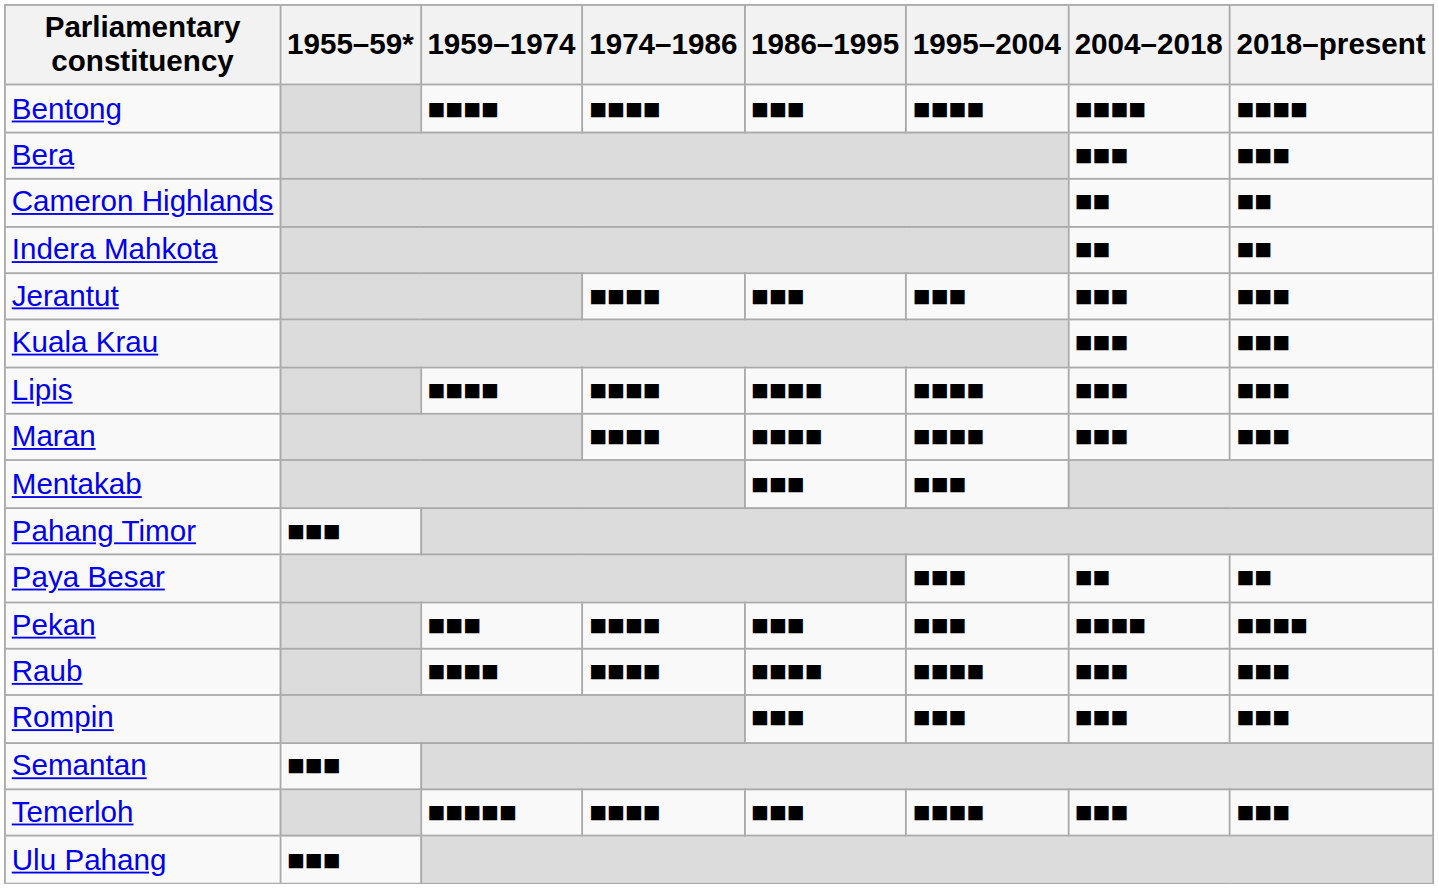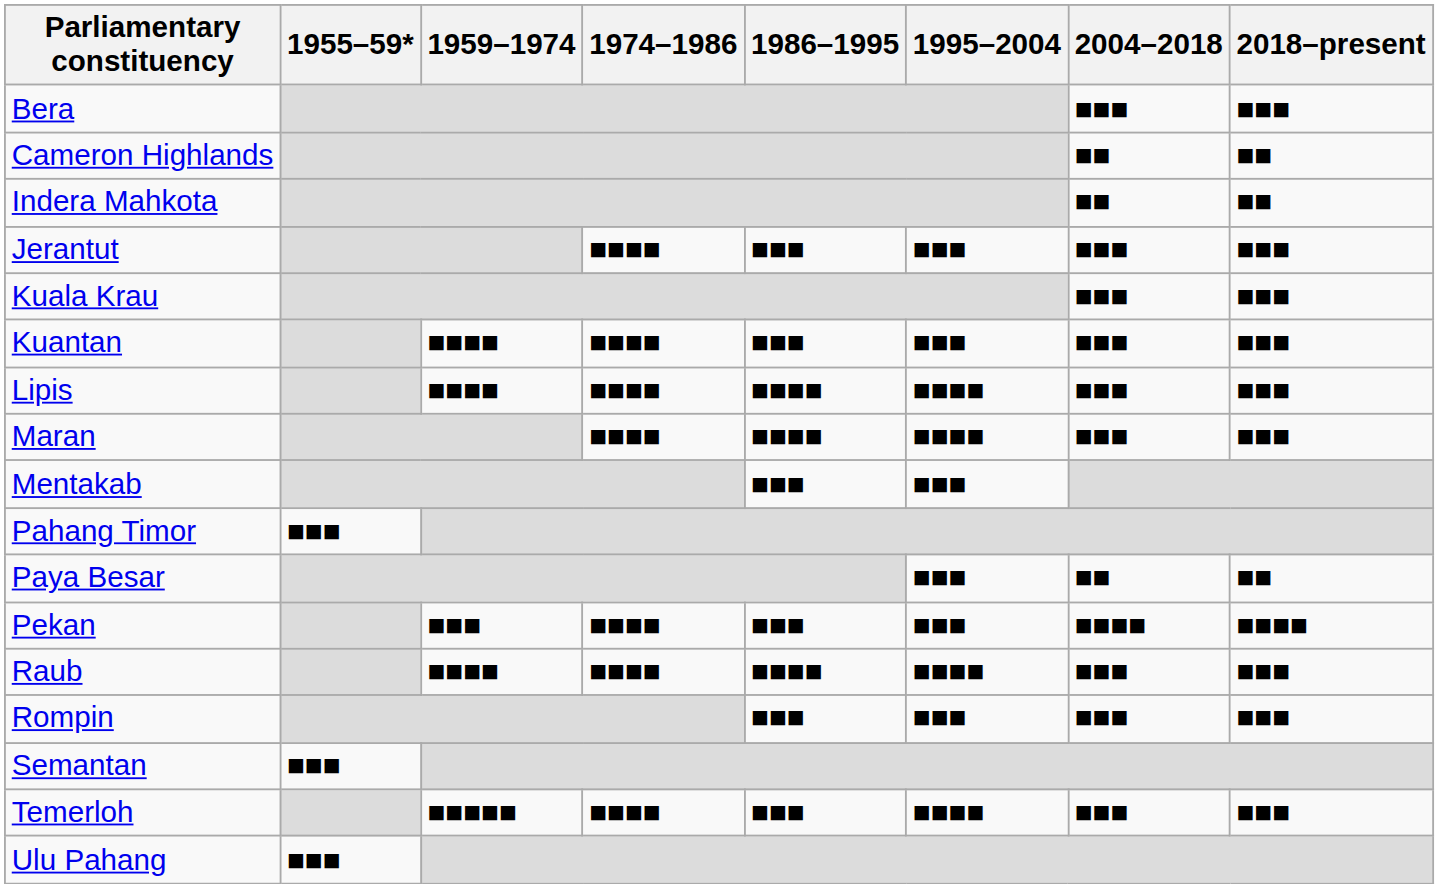- row: (67, 108)
+ row: (67, 342)
